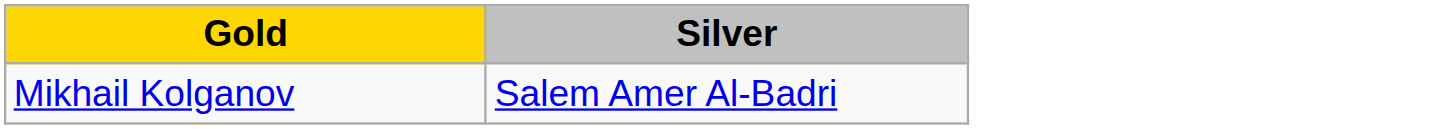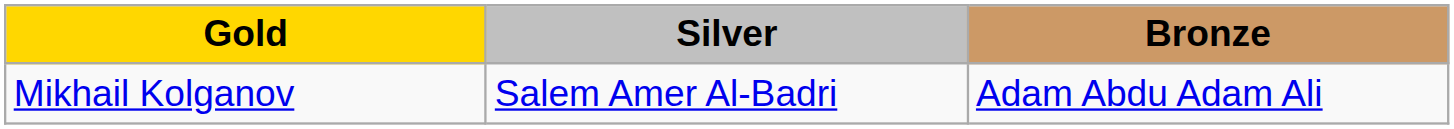+ column: (1208, 33)
